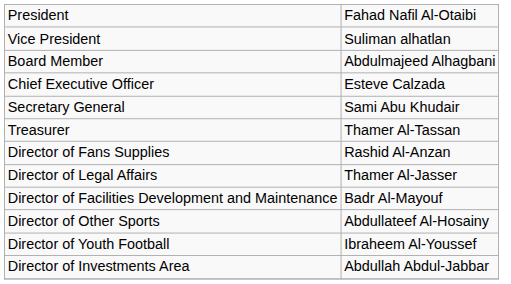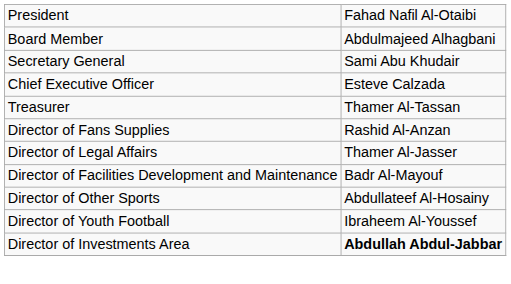- row: (54, 38)
rows swapped: (81, 84) <-> (66, 107)
(417, 267) normal -> (423, 244) bold
